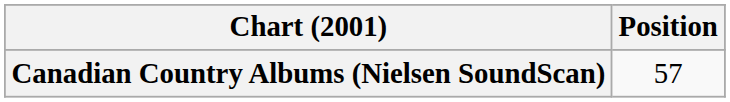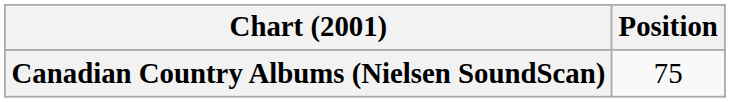(668, 73) 57 -> (668, 73) 75
